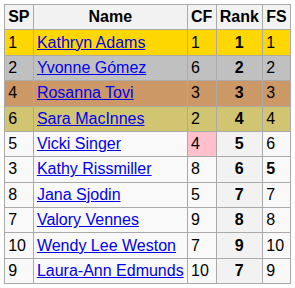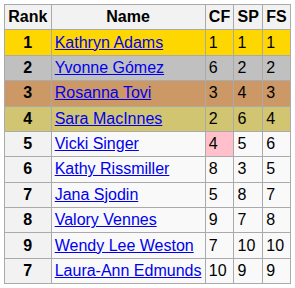columns swapped: (239, 17) <-> (19, 17)
(271, 169) bold -> (271, 169) normal
